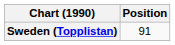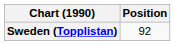(145, 31) 91 -> (145, 31) 92
